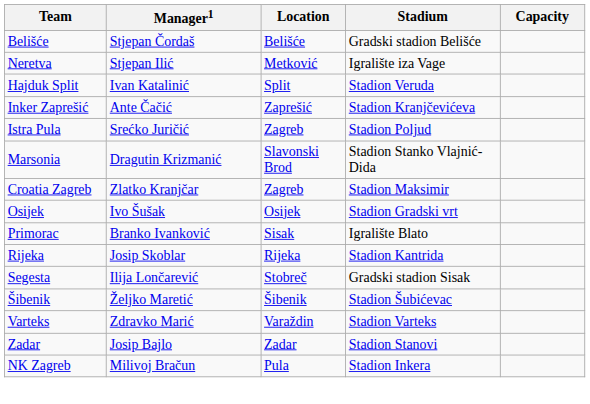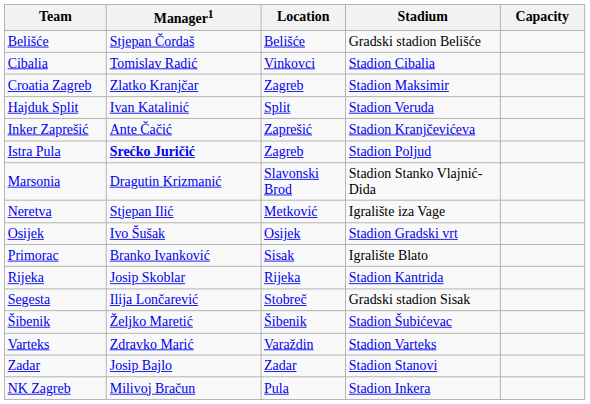+ row: (28, 63)
rows swapped: (50, 189) <-> (30, 63)
(149, 129) normal -> (152, 151) bold
